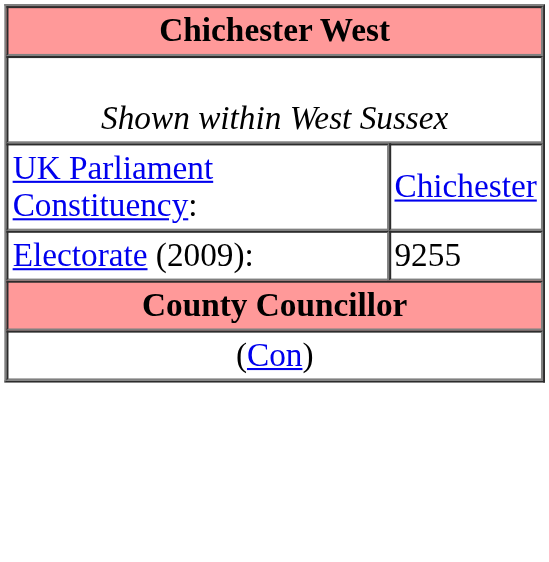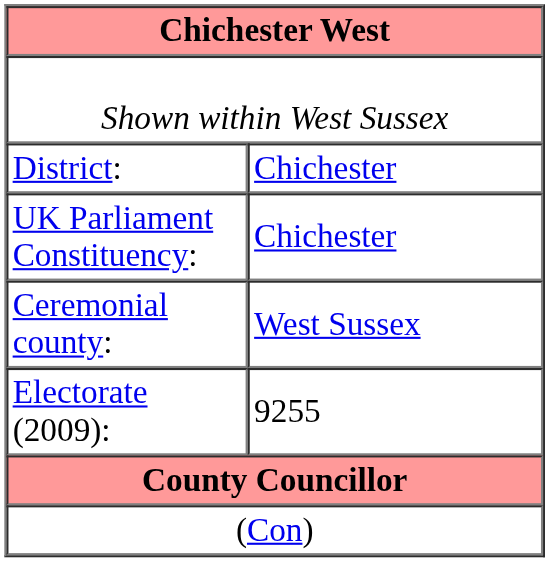+ row: (67, 167)
+ row: (90, 323)
